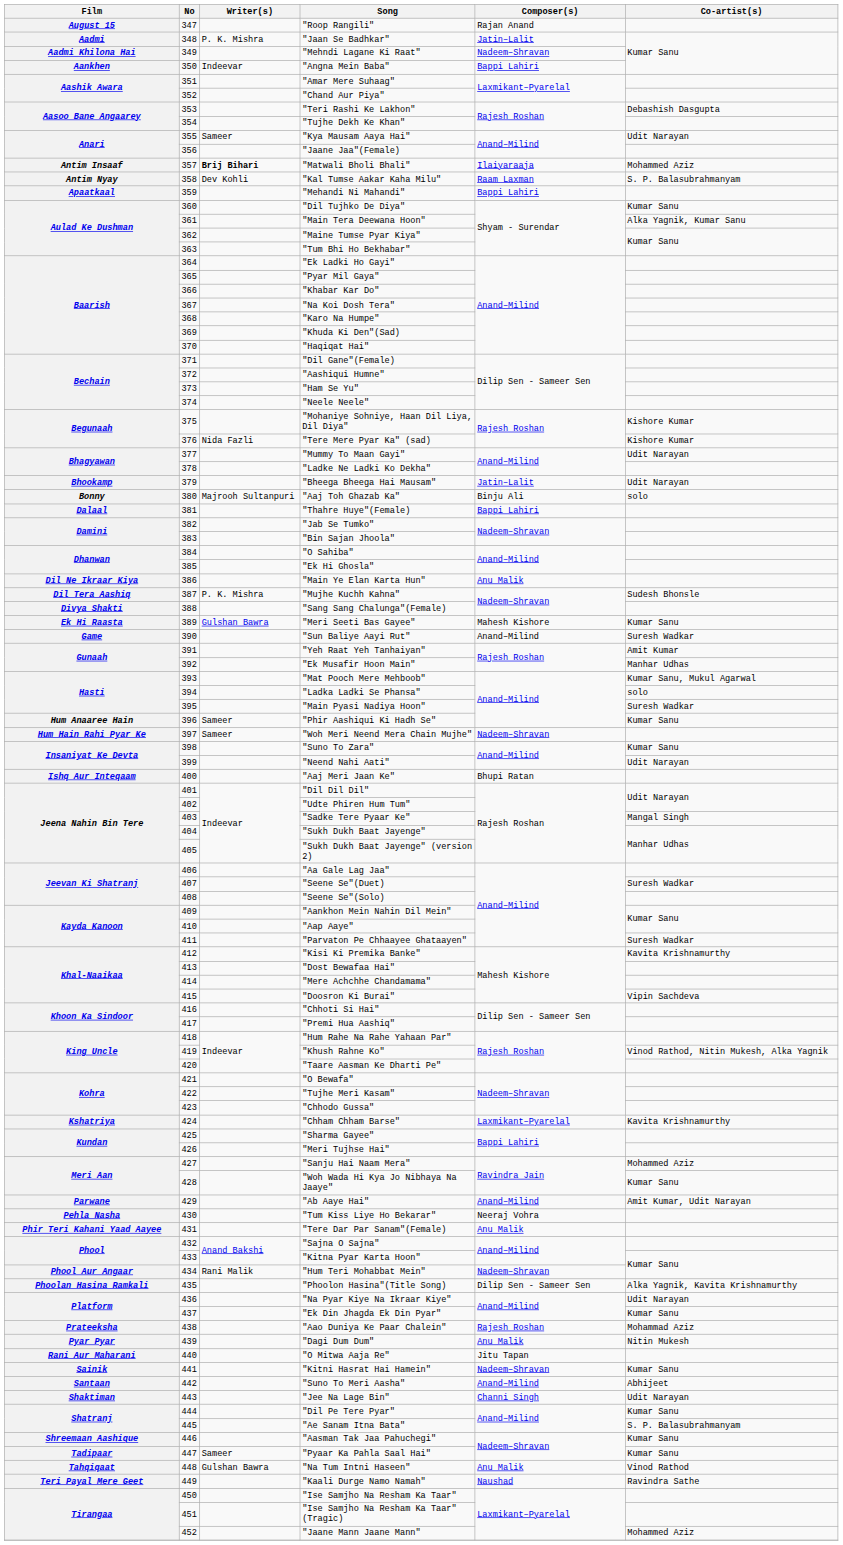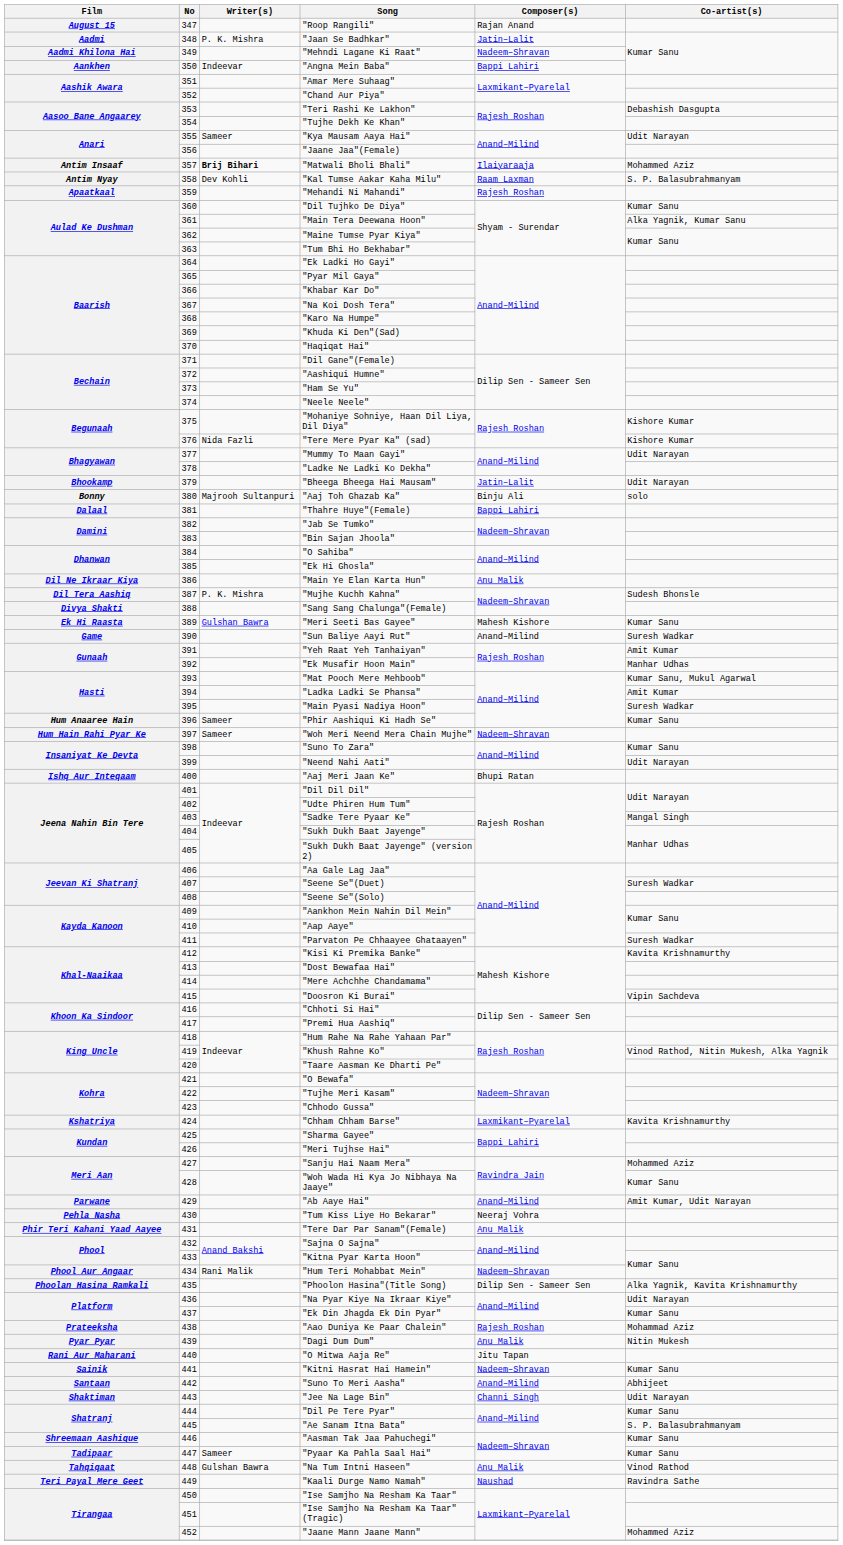(508, 193) Bappi Lahiri -> (511, 193) Rajesh Roshan
(638, 692) solo -> (653, 692) Amit Kumar
